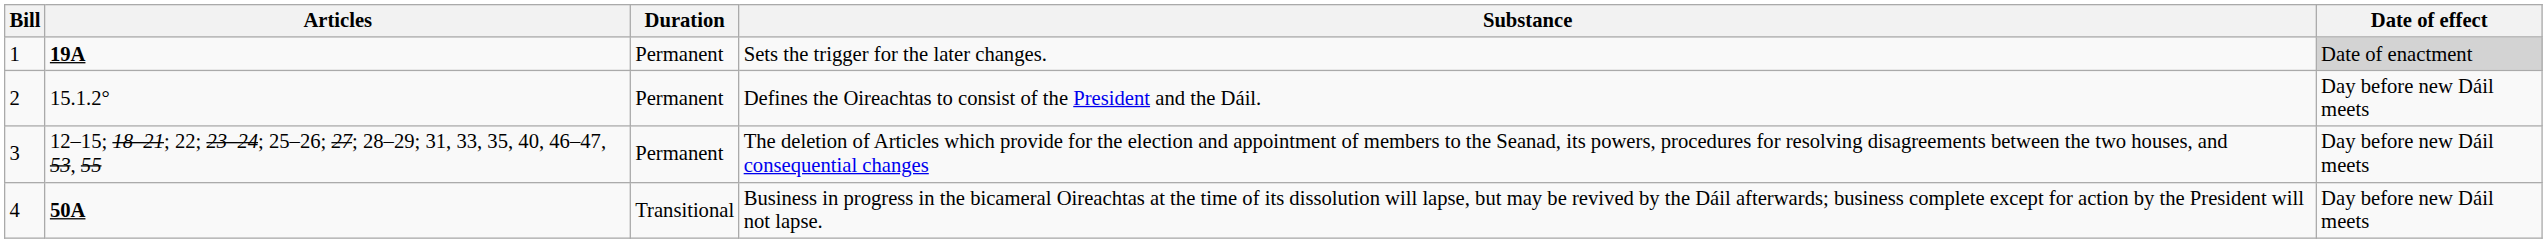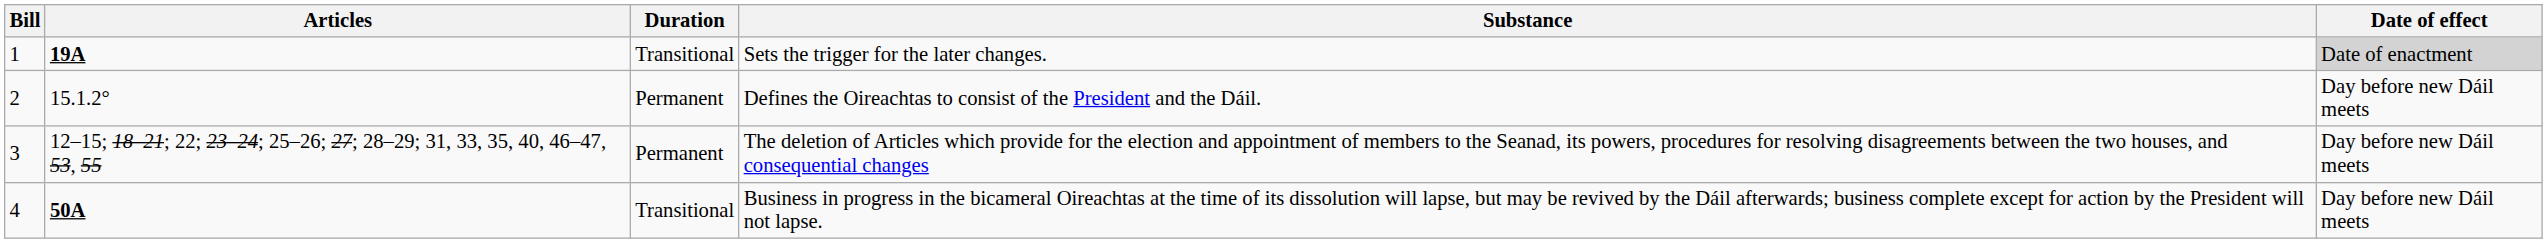(679, 53) Permanent -> (685, 53) Transitional
